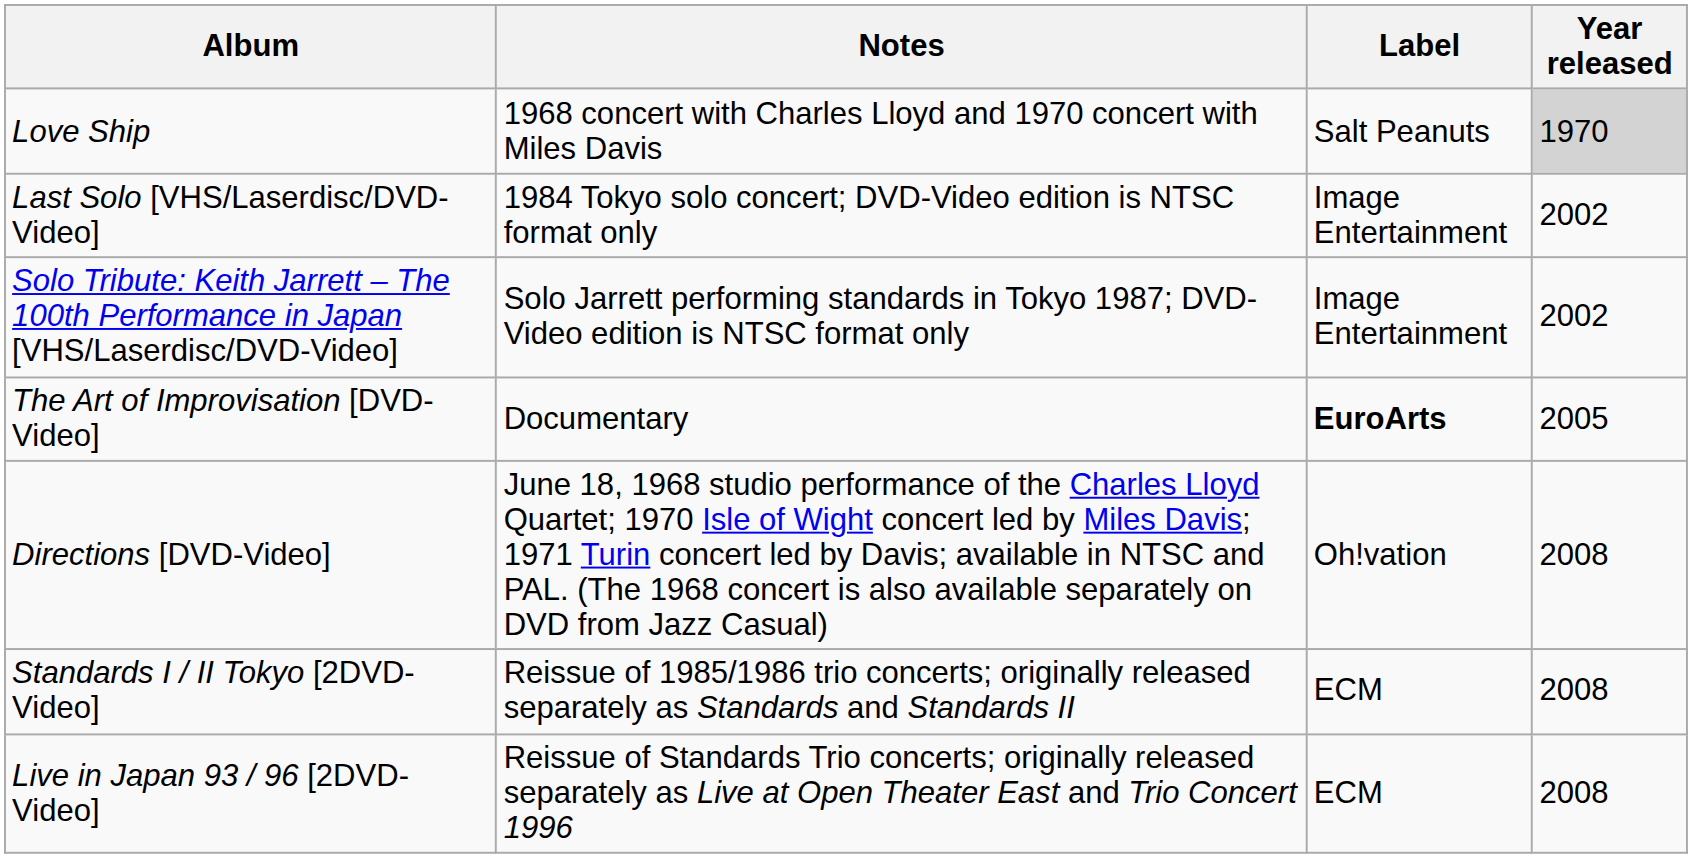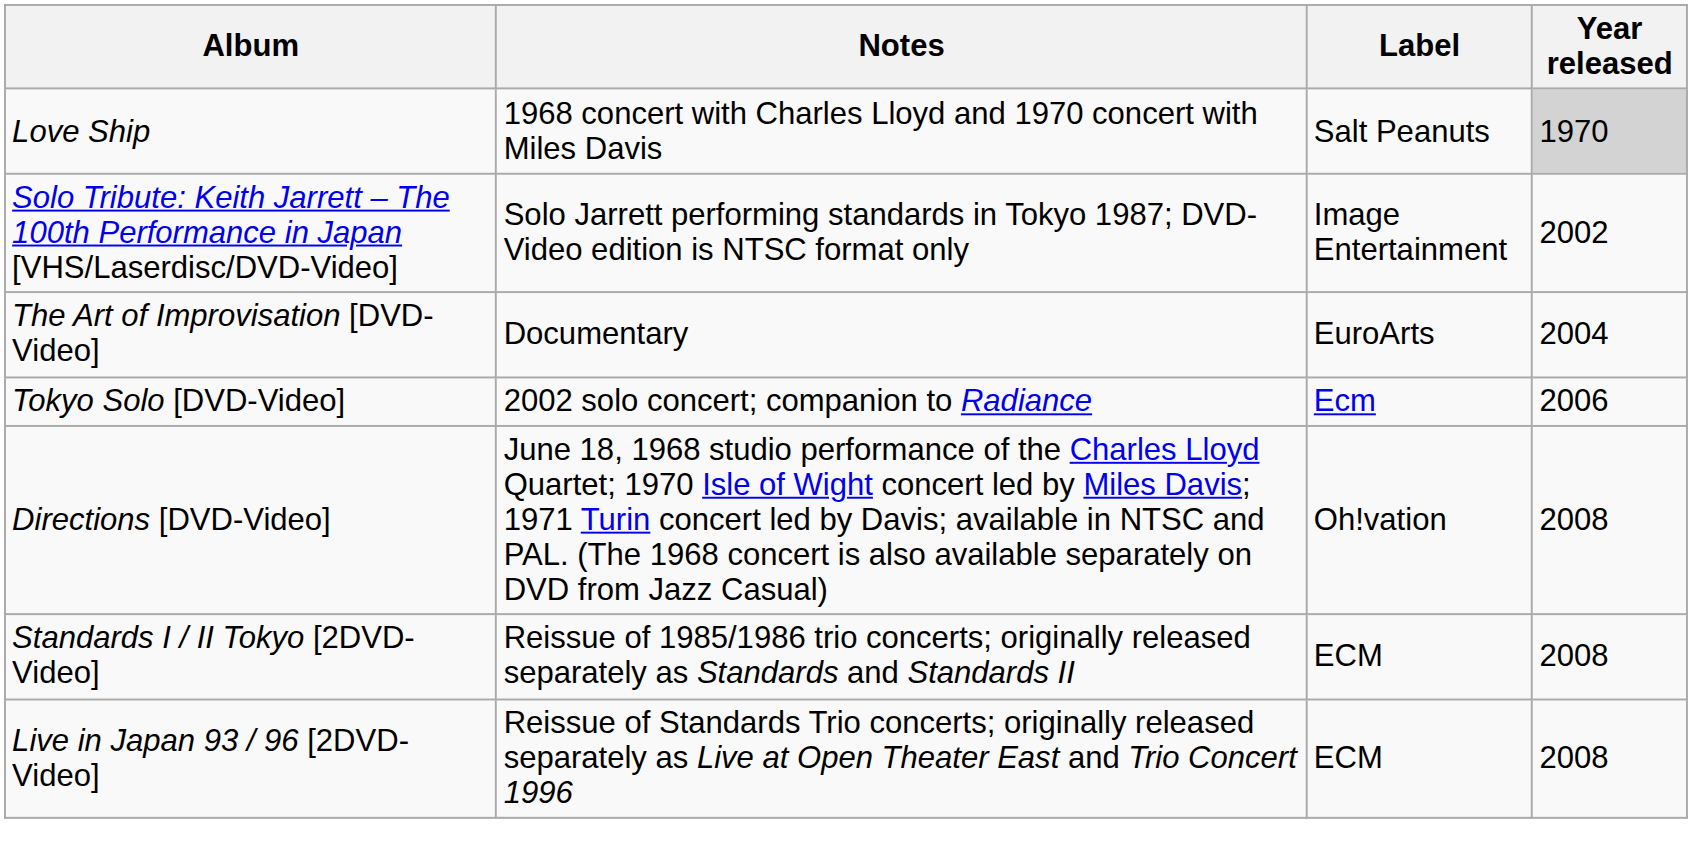- row: (230, 214)
(1380, 418) bold -> (1374, 333) normal
(1574, 418) 2005 -> (1574, 333) 2004
+ row: (179, 400)
